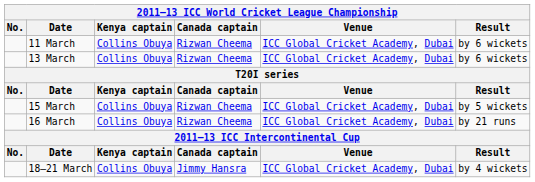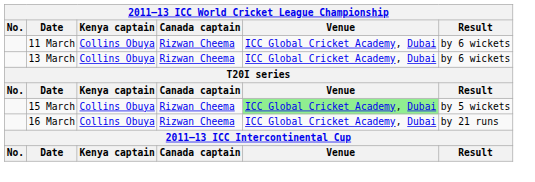(358, 106) no background -> (341, 106) lightgreen background
- row: (60, 169)
